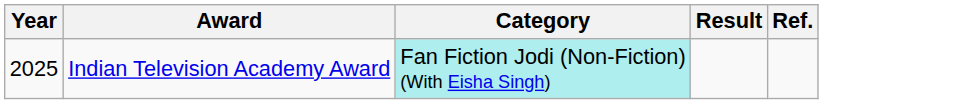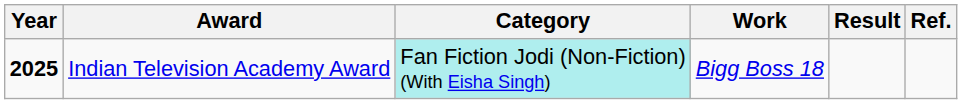+ column: (760, 21)
(34, 68) normal -> (34, 68) bold
